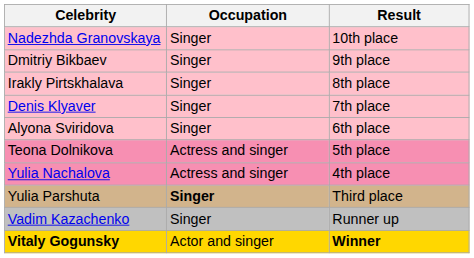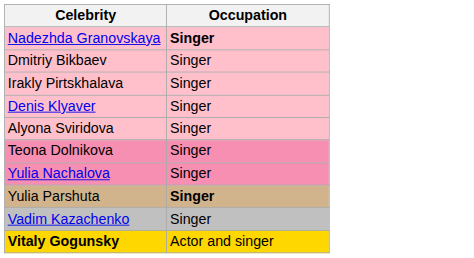- column: (399, 15)
(191, 38) normal -> (192, 38) bold
(229, 151) Actress and singer -> (191, 151) Singer
(229, 173) Actress and singer -> (191, 173) Singer
